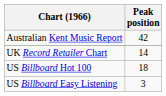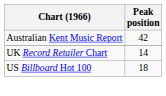- row: (62, 83)
